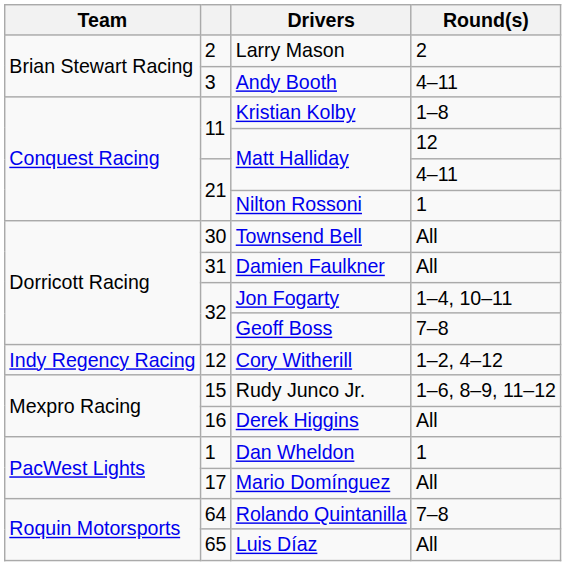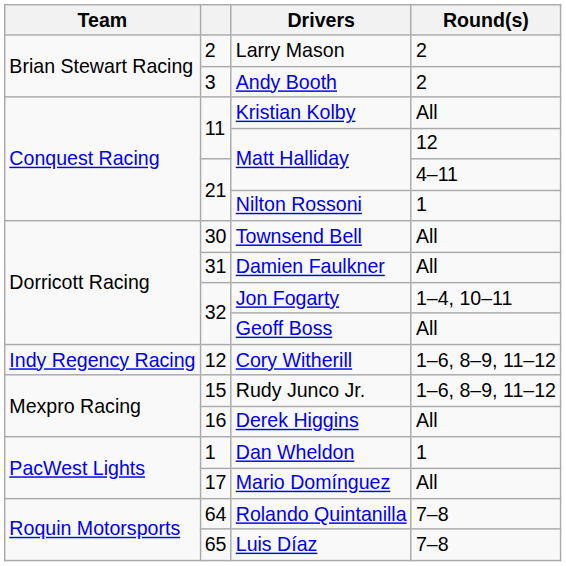(437, 81) 4–11 -> (421, 81) 2
(432, 112) 1–8 -> (427, 112) All
(432, 328) 7–8 -> (427, 328) All
(459, 359) 1–2, 4–12 -> (486, 359) 1–6, 8–9, 11–12
(427, 545) All -> (432, 545) 7–8
